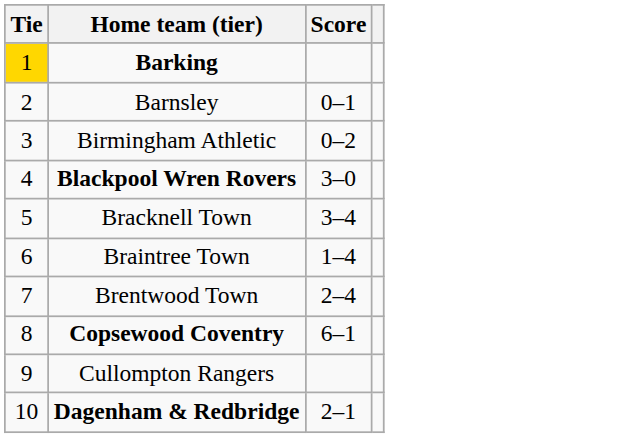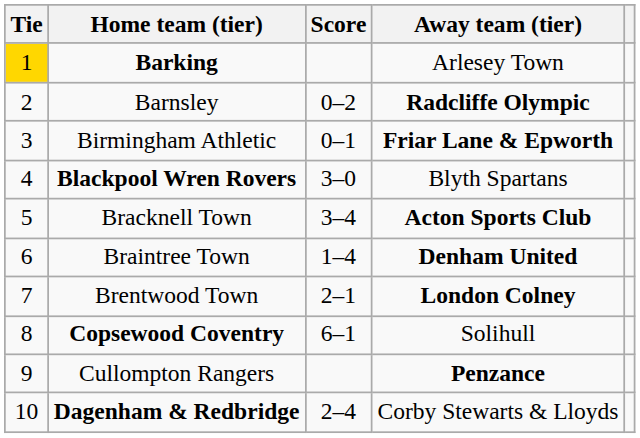+ column: (498, 23)
(338, 101) 0–1 -> (338, 101) 0–2
(338, 139) 0–2 -> (338, 139) 0–1
(338, 295) 2–4 -> (338, 295) 2–1
(338, 411) 2–1 -> (338, 411) 2–4
